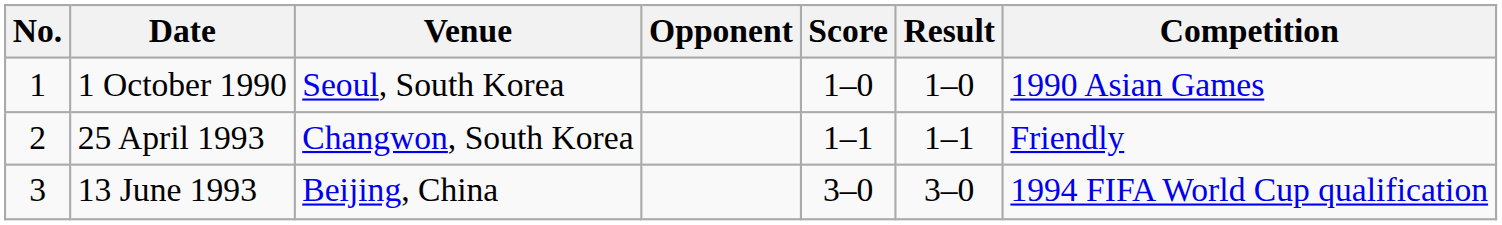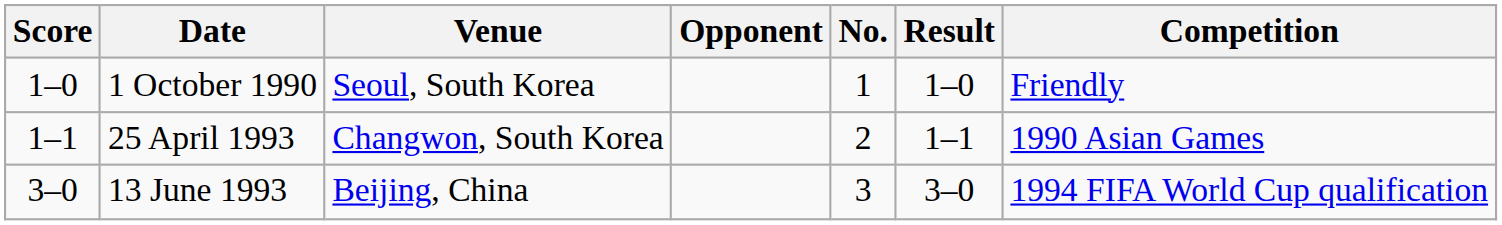columns swapped: (38, 31) <-> (848, 31)
(1137, 84) 1990 Asian Games -> (1067, 84) Friendly
(1067, 137) Friendly -> (1137, 137) 1990 Asian Games
